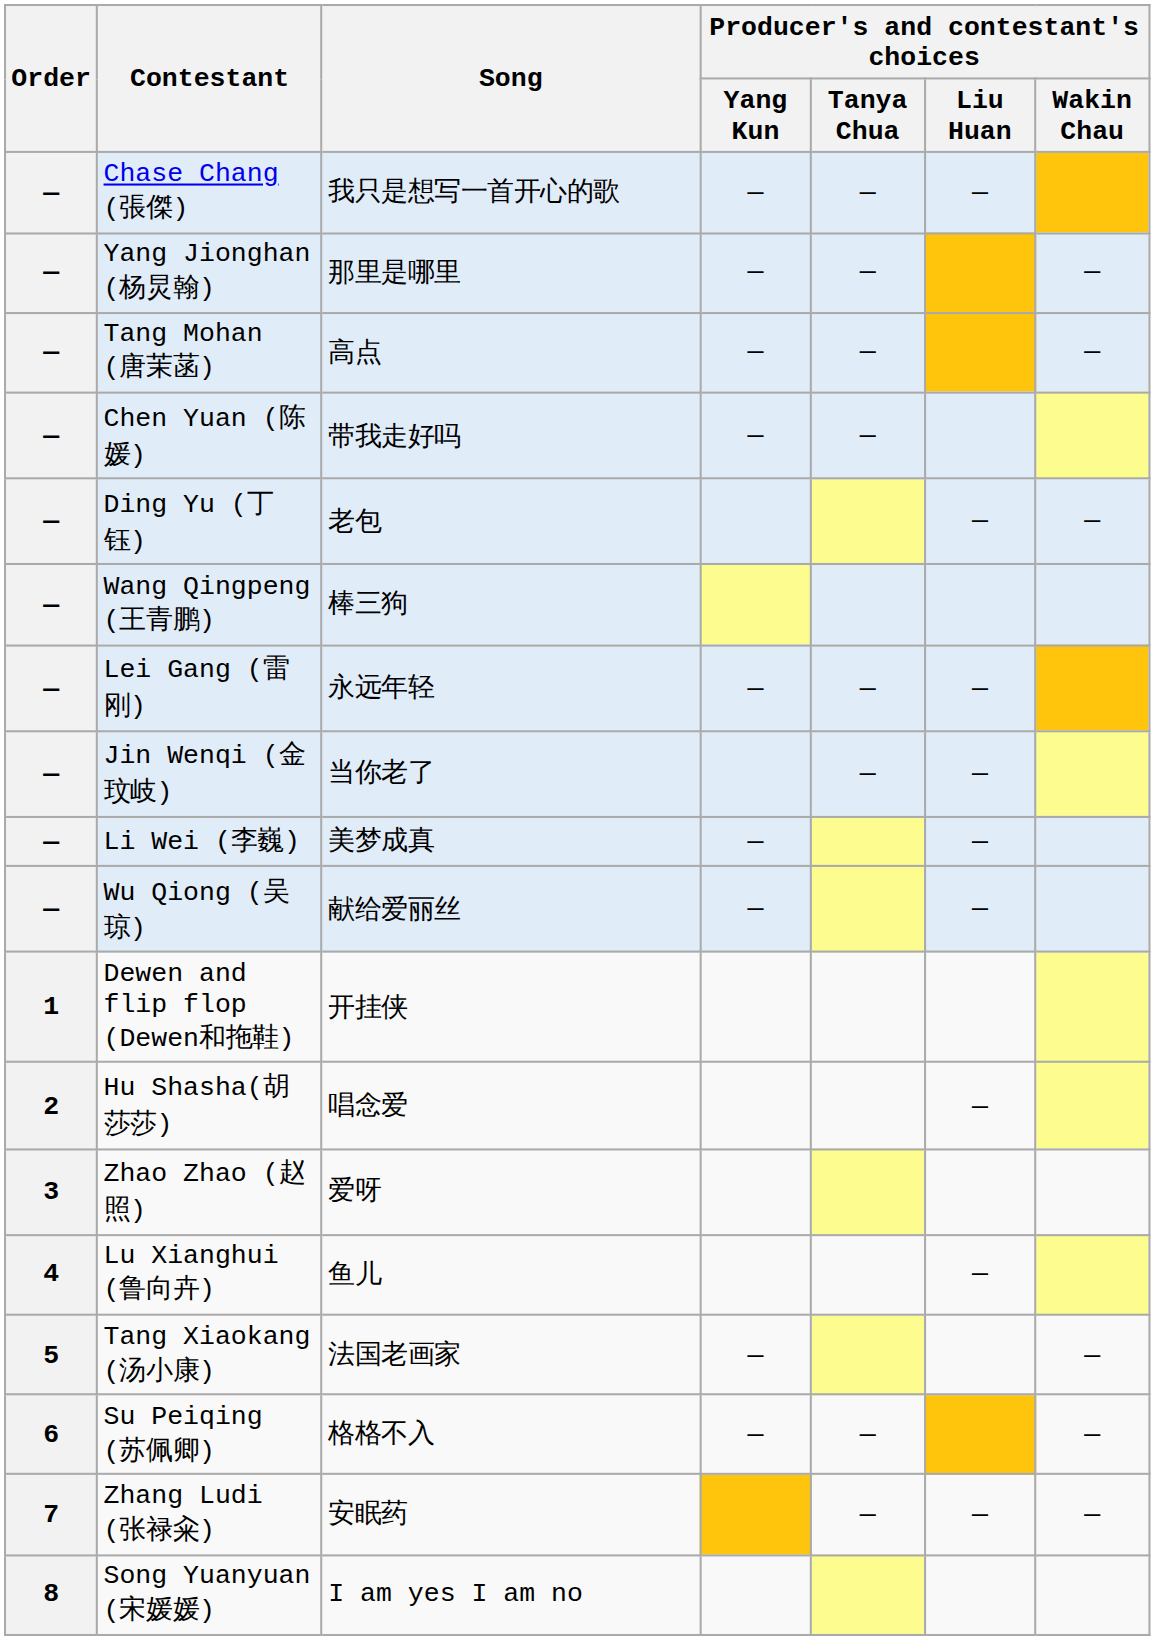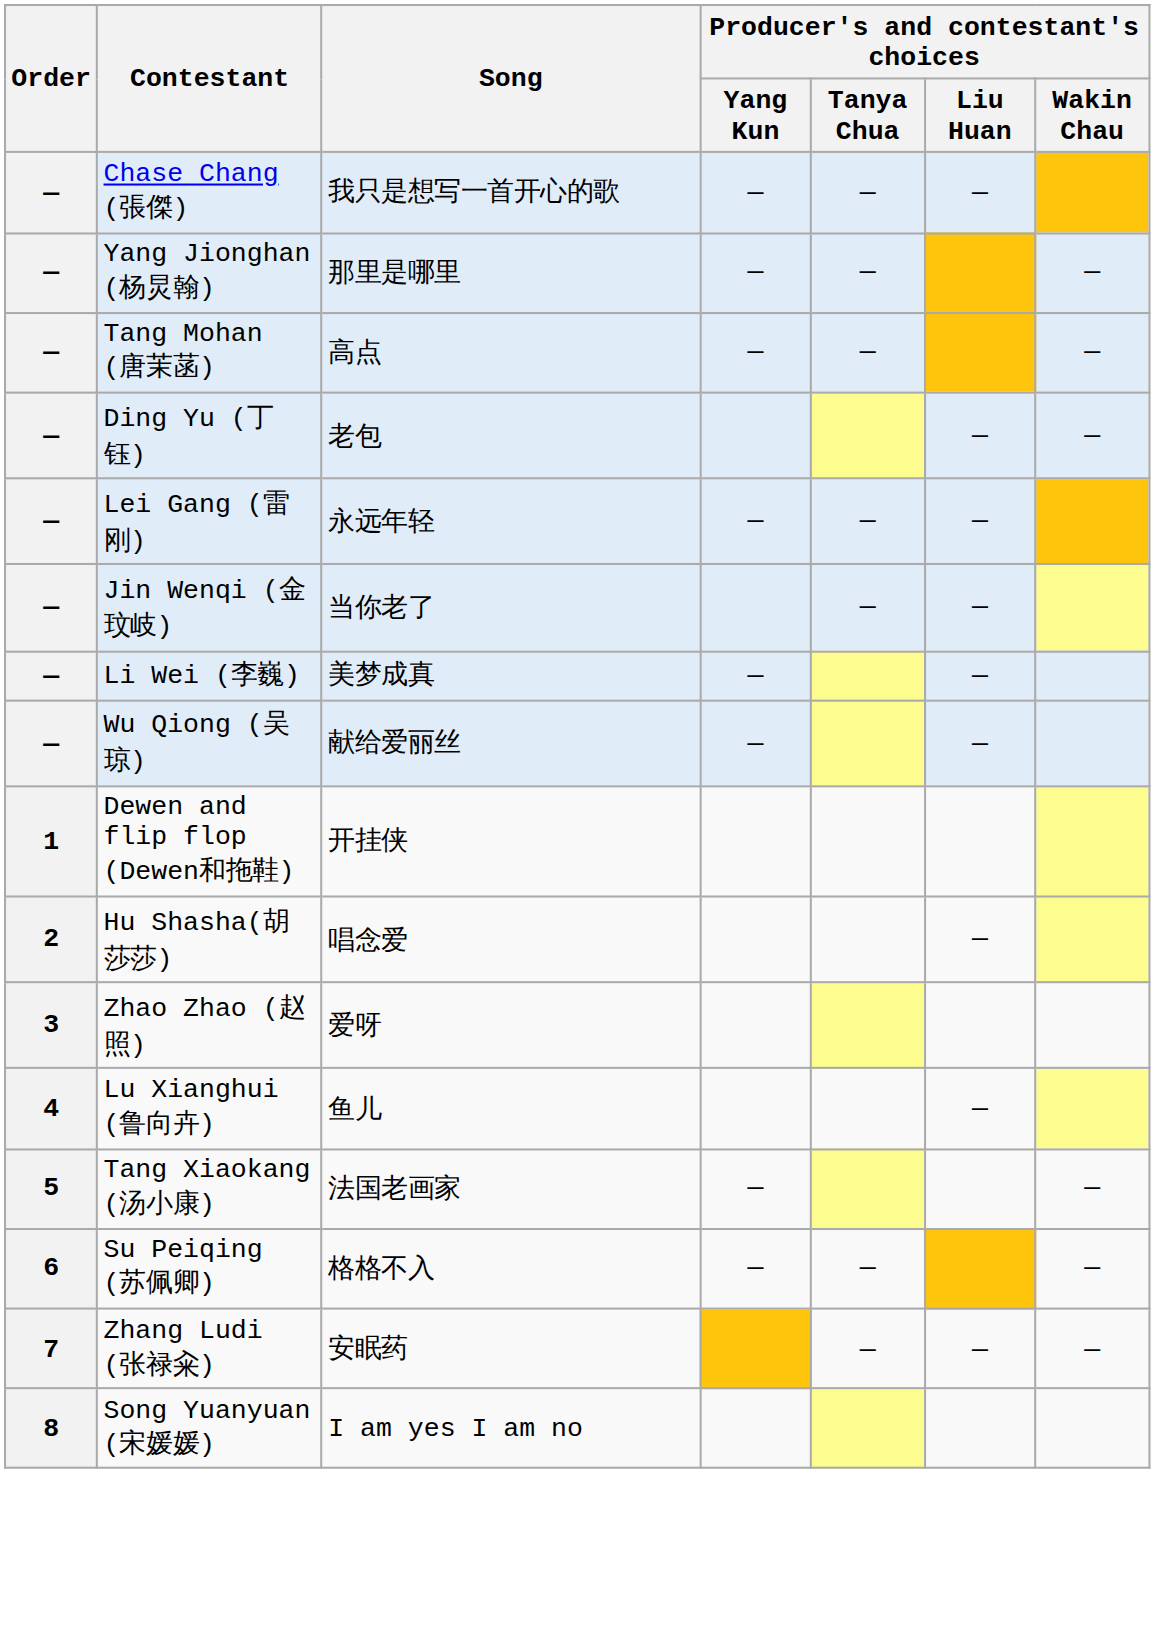- row: (204, 437)
- row: (207, 604)
